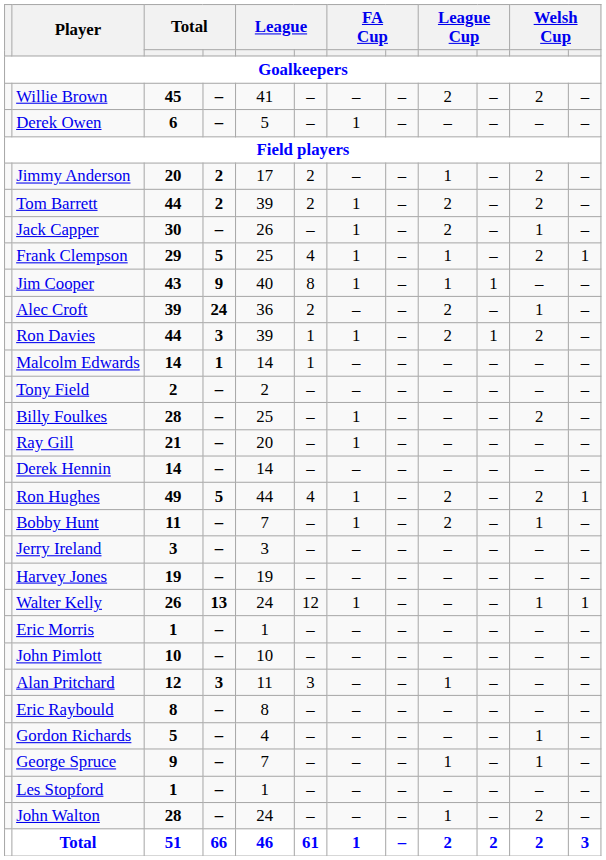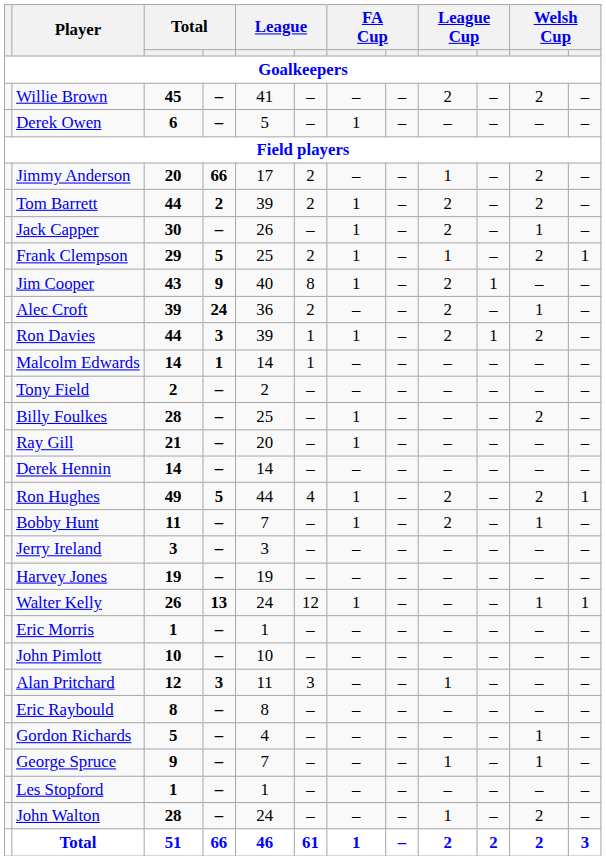(219, 176) 2 -> (219, 176) 66
(310, 256) 4 -> (310, 256) 2
(448, 282) 1 -> (448, 282) 2
